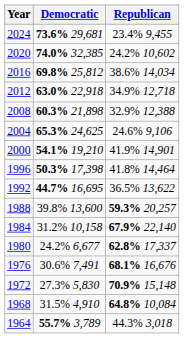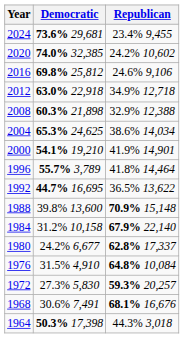(142, 72) 38.6% 14,034 -> (142, 72) 24.6% 9,106
(142, 130) 24.6% 9,106 -> (142, 130) 38.6% 14,034
(70, 169) 50.3% 17,398 -> (70, 169) 55.7% 3,789
(142, 207) 59.3% 20,257 -> (142, 207) 70.9% 15,148
(70, 265) 30.6% 7,491 -> (70, 265) 31.5% 4,910
(142, 265) 68.1% 16,676 -> (142, 265) 64.8% 10,084
(142, 285) 70.9% 15,148 -> (142, 285) 59.3% 20,257
(70, 304) 31.5% 4,910 -> (70, 304) 30.6% 7,491
(142, 304) 64.8% 10,084 -> (142, 304) 68.1% 16,676
(70, 323) 55.7% 3,789 -> (70, 323) 50.3% 17,398
